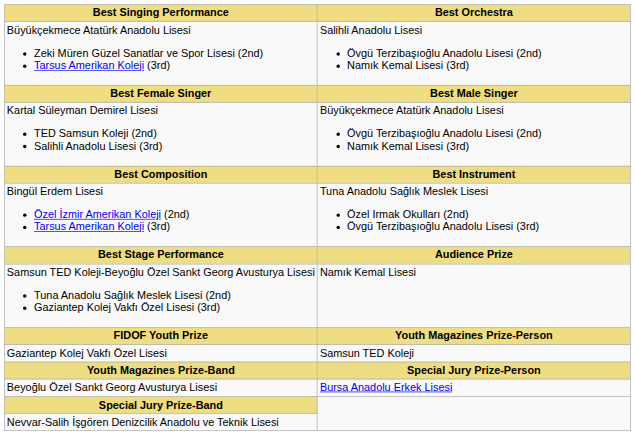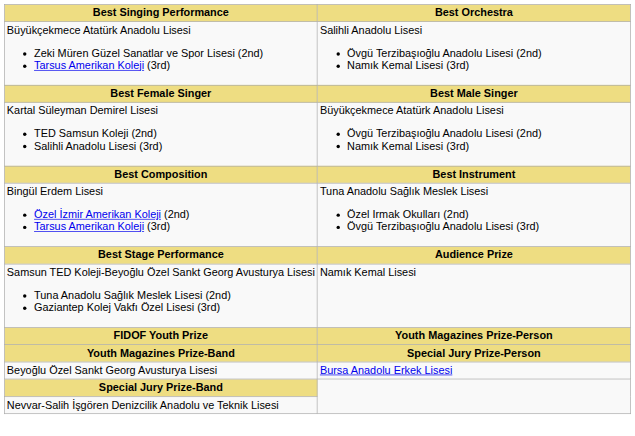- row: (87, 353)
